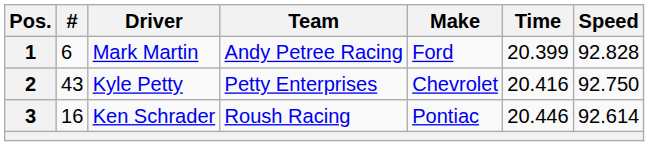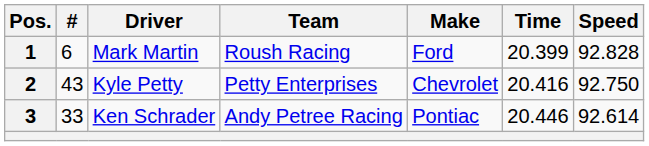(314, 52) Andy Petree Racing -> (288, 52) Roush Racing
(72, 116) 16 -> (72, 116) 33
(288, 116) Roush Racing -> (314, 116) Andy Petree Racing
